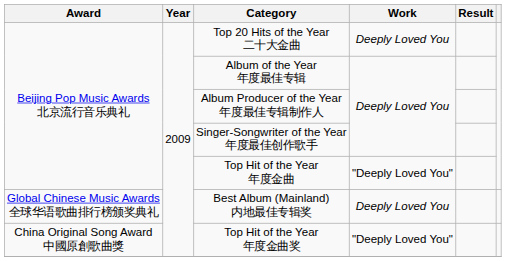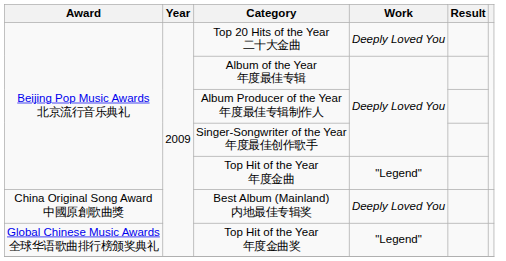(402, 173) "Deeply Loved You" -> (399, 173) "Legend"
(83, 205) Global Chinese Music Awards 全球华语歌曲排行榜颁奖典礼 -> (83, 205) China Original Song Award 中國原創歌曲獎
(83, 239) China Original Song Award 中國原創歌曲獎 -> (83, 239) Global Chinese Music Awards 全球华语歌曲排行榜颁奖典礼
(402, 239) "Deeply Loved You" -> (399, 239) "Legend"
